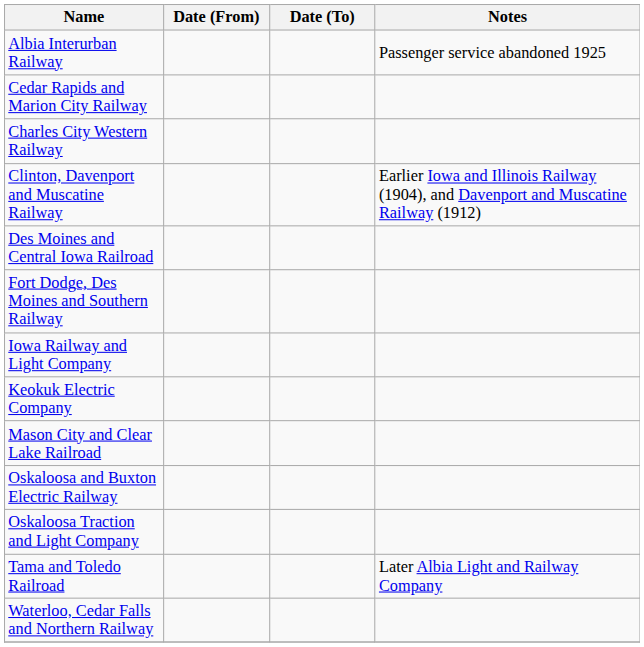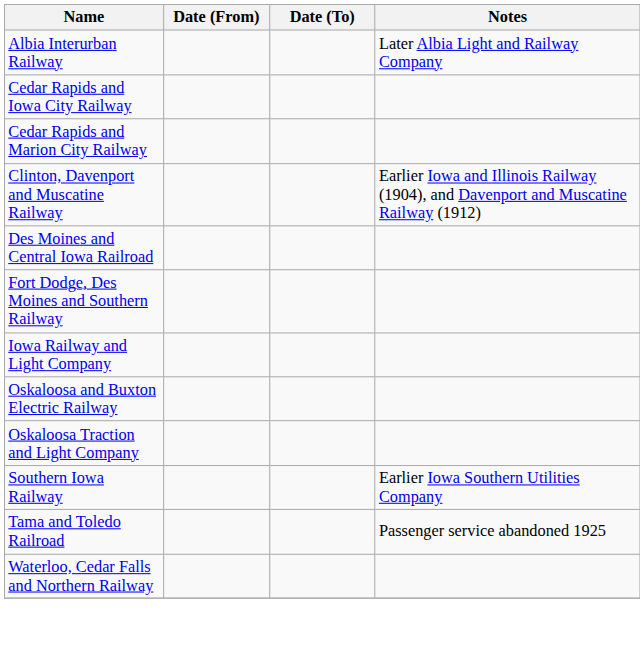(492, 52) Passenger service abandoned 1925 -> (479, 52) Later Albia Light and Railway Company
+ row: (70, 96)
- row: (78, 140)
- row: (62, 398)
- row: (80, 443)
+ row: (56, 487)
(479, 575) Later Albia Light and Railway Company -> (492, 531) Passenger service abandoned 1925
